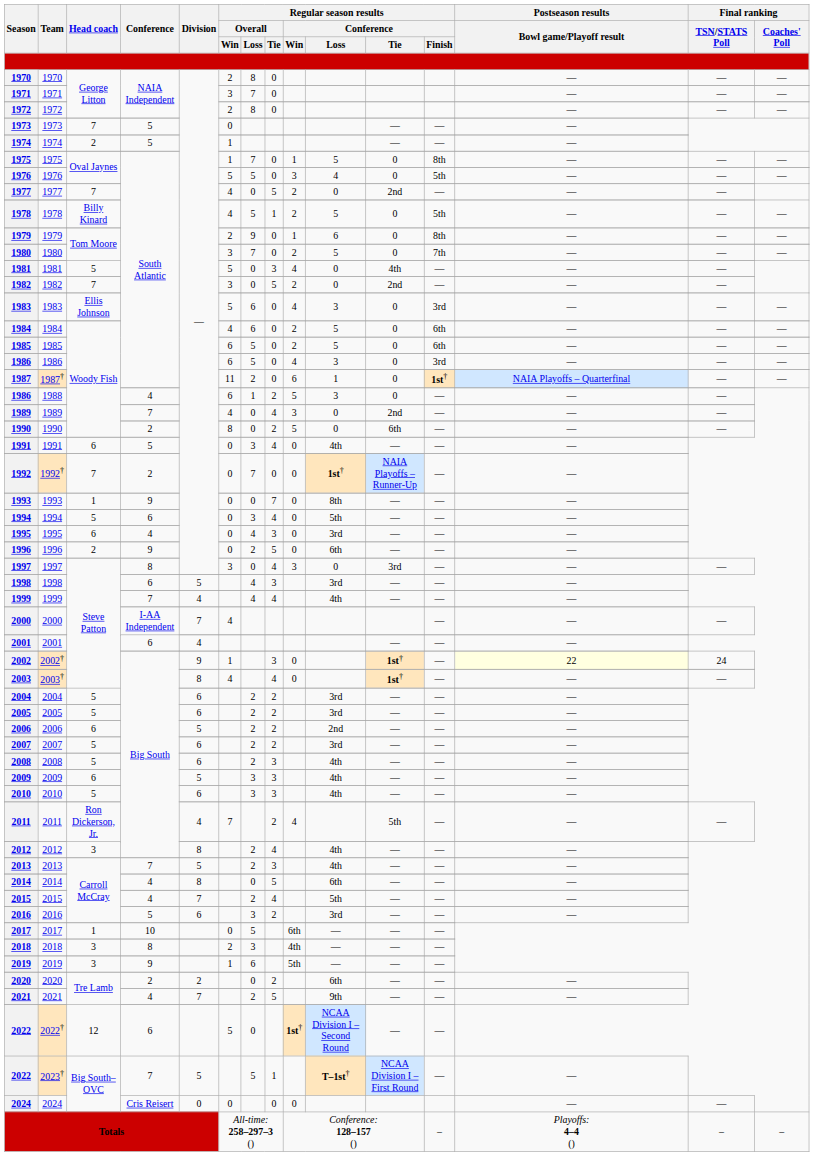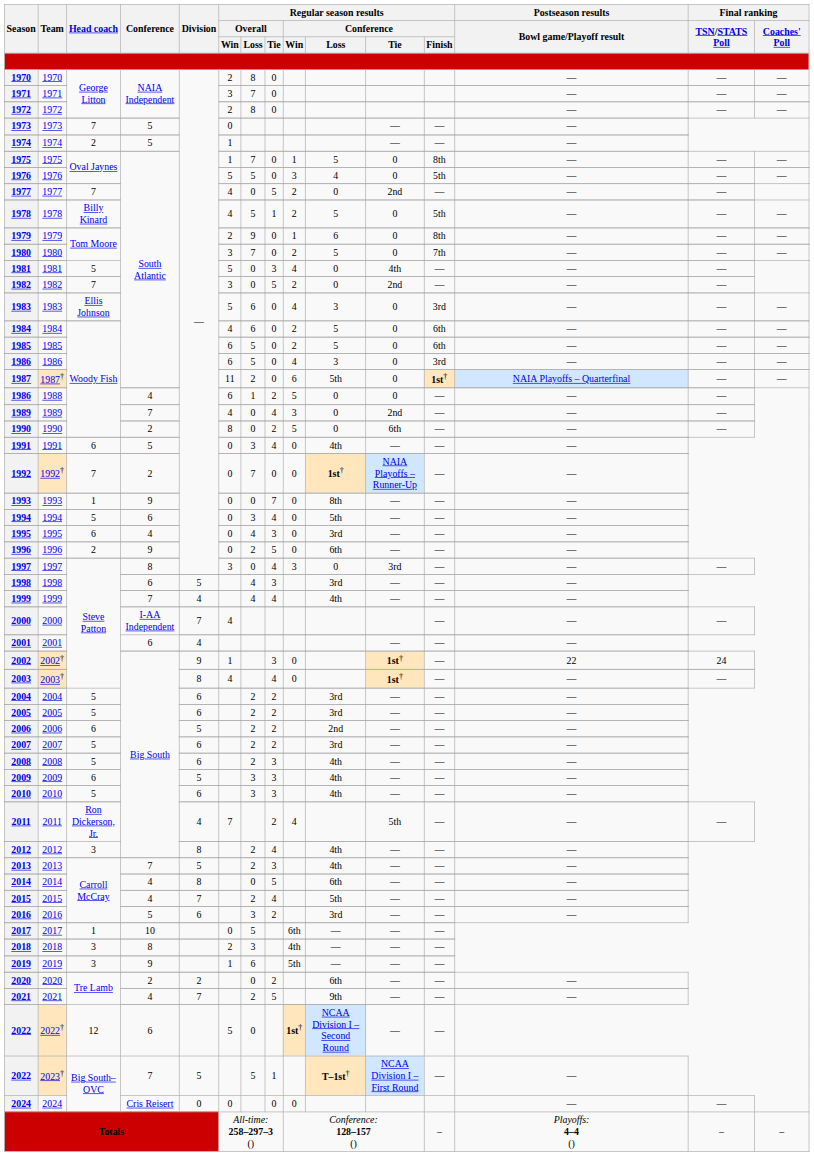(336, 379) 1 -> (336, 379) 5th
(336, 396) 3 -> (336, 396) 0
(572, 660) lightyellow background -> (572, 660) no background
